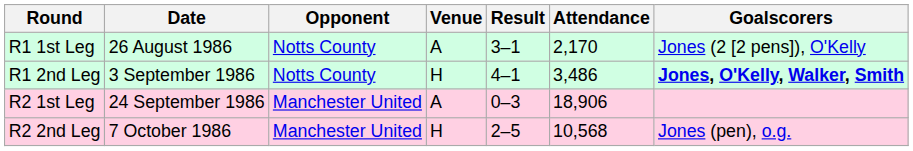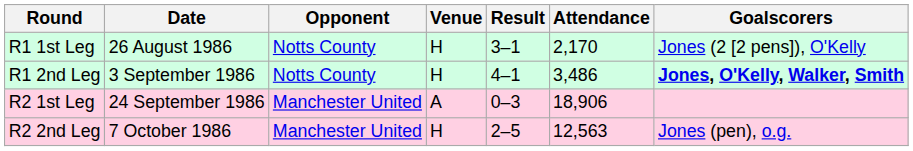(436, 46) A -> (437, 46) H
(580, 131) 10,568 -> (580, 131) 12,563
